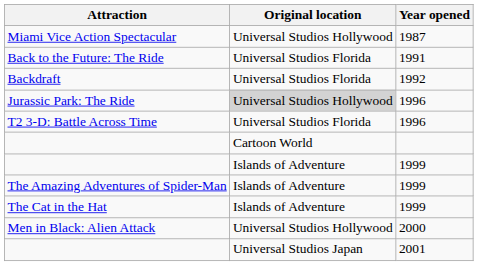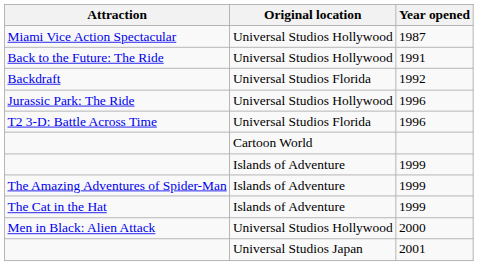(302, 57) Universal Studios Florida -> (313, 57) Universal Studios Hollywood
(313, 100) lightgrey background -> (313, 100) no background
